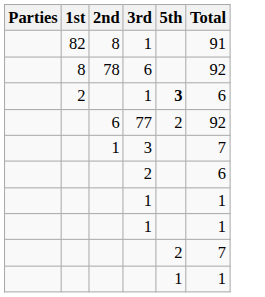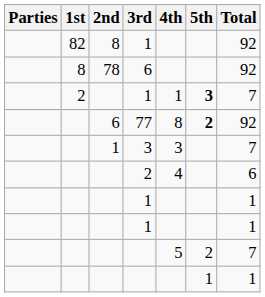+ column: (171, 17)
(218, 43) 91 -> (248, 43) 92
(222, 95) 6 -> (252, 95) 7
(178, 122) normal -> (209, 122) bold
